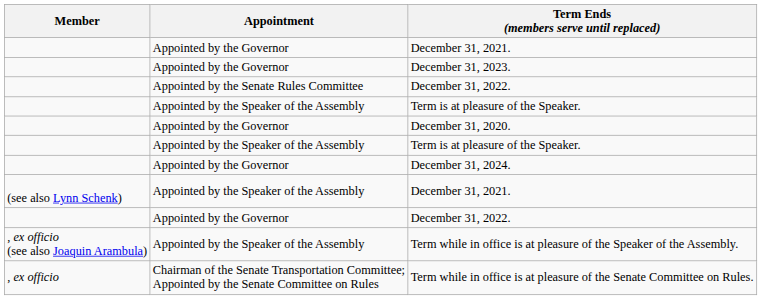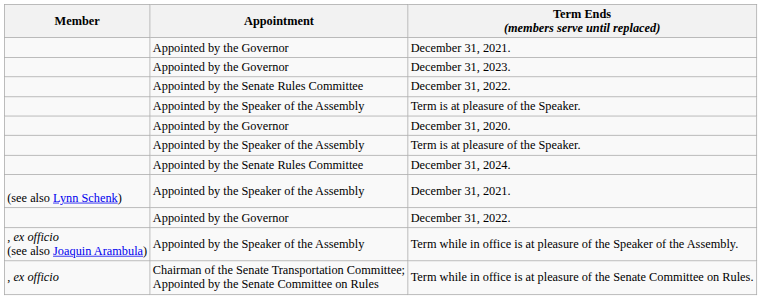(221, 164) Appointed by the Governor -> (258, 164) Appointed by the Senate Rules Committee
